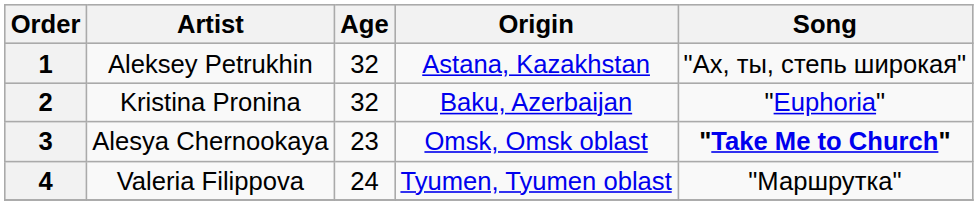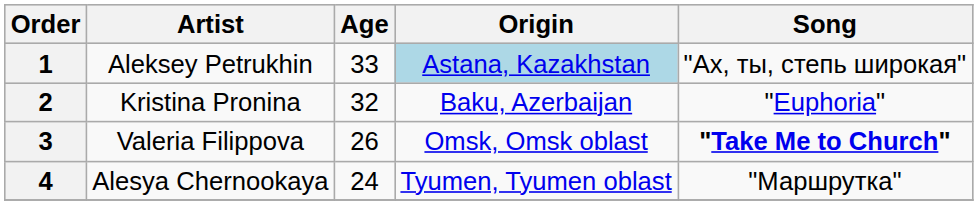(364, 63) 32 -> (364, 63) 33
(536, 63) no background -> (536, 63) lightblue background
(210, 141) Alesya Chernookaya -> (210, 141) Valeria Filippova
(364, 141) 23 -> (364, 141) 26
(210, 180) Valeria Filippova -> (210, 180) Alesya Chernookaya
